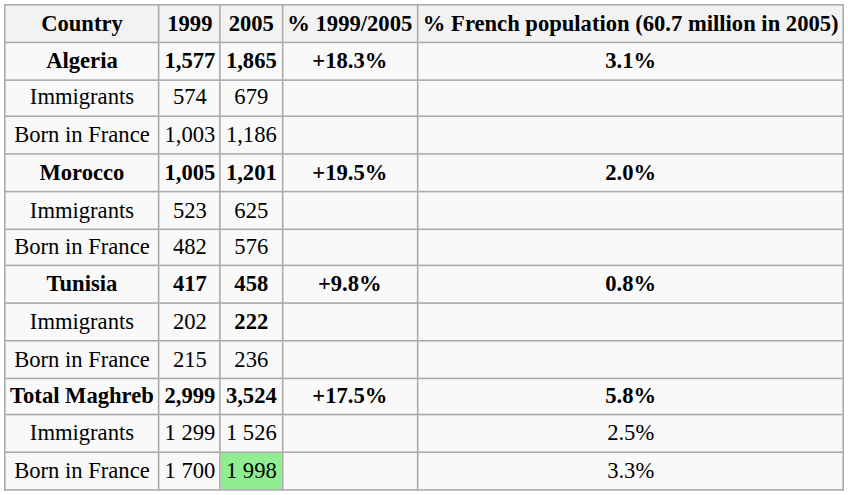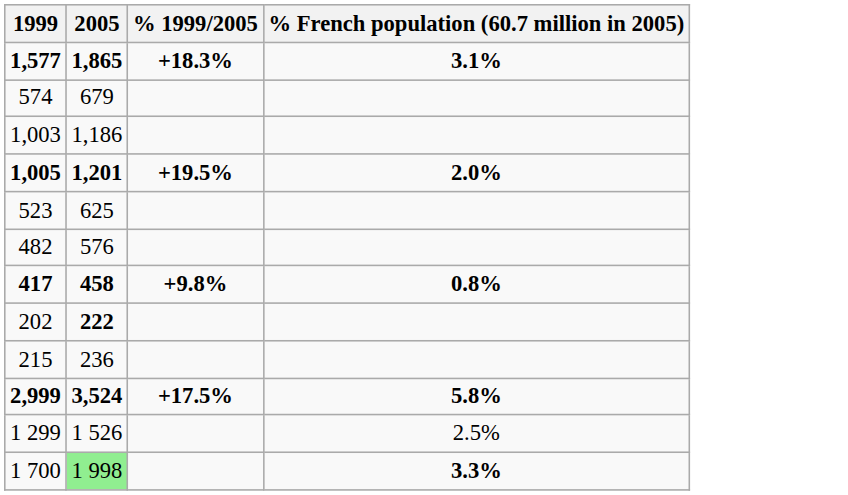- column: (82, 23)
(631, 470) normal -> (476, 470) bold
